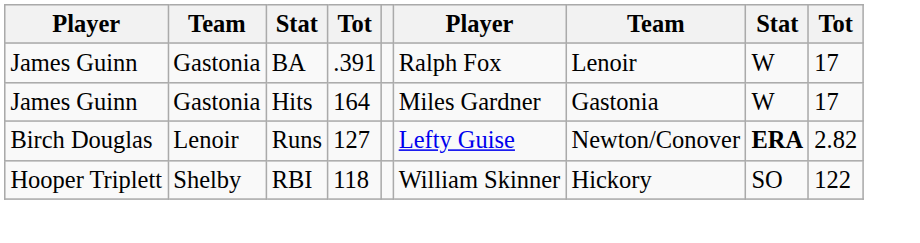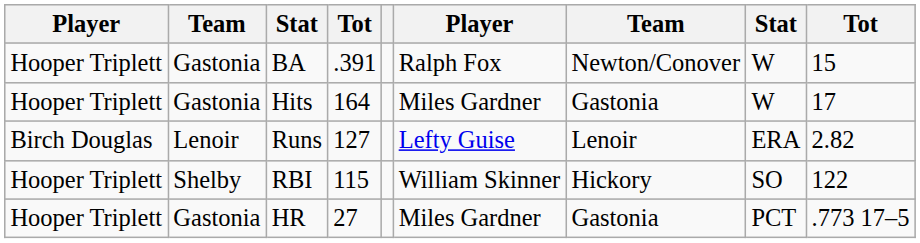(74, 62) James Guinn -> (86, 62) Hooper Triplett
(604, 62) Lenoir -> (656, 62) Newton/Conover
(827, 62) 17 -> (824, 62) 15
(74, 101) James Guinn -> (86, 101) Hooper Triplett
(656, 140) Newton/Conover -> (604, 140) Lenoir
(777, 140) bold -> (776, 140) normal
(351, 179) 118 -> (351, 179) 115
+ row: (289, 218)
